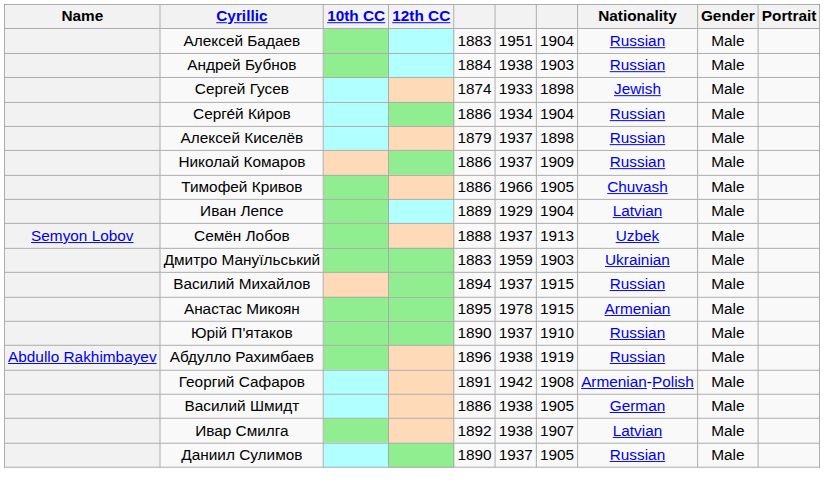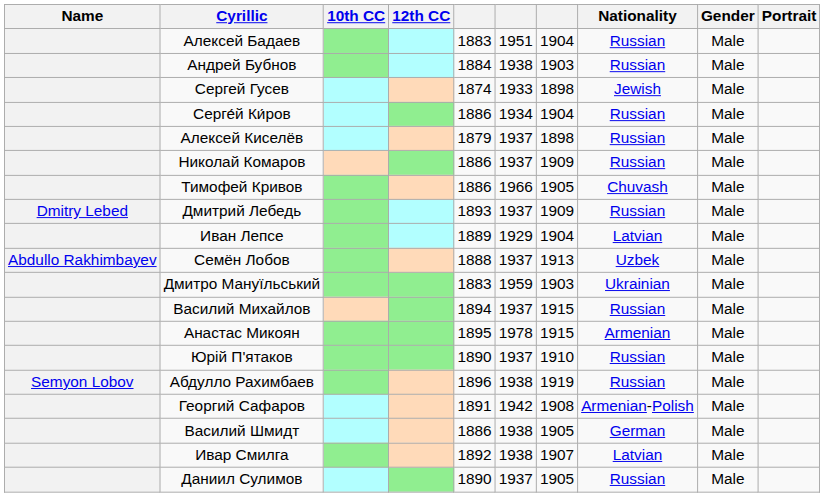+ row: (242, 211)
(82, 235) Semyon Lobov -> (82, 260) Abdullo Rakhimbayev
(82, 357) Abdullo Rakhimbayev -> (82, 382) Semyon Lobov
